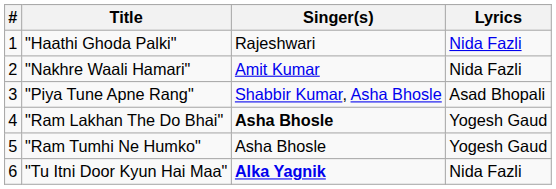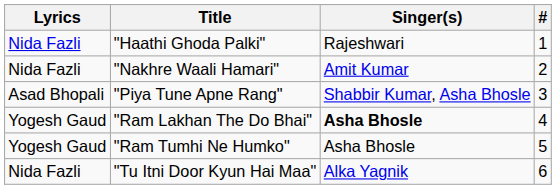columns swapped: (13, 18) <-> (498, 18)
(280, 172) bold -> (366, 172) normal
